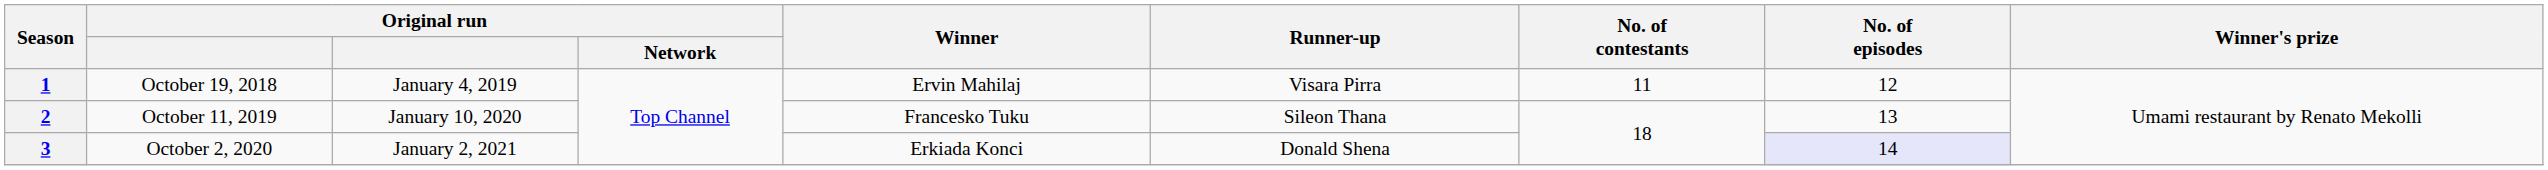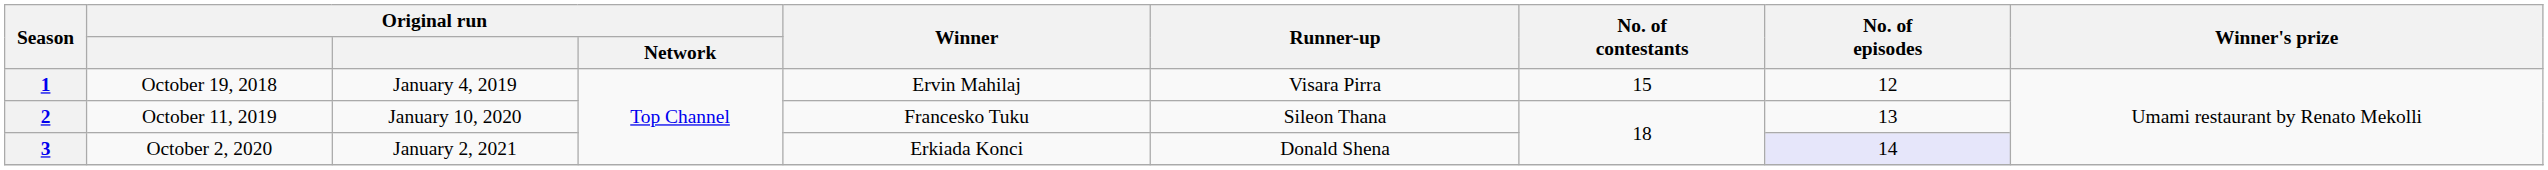(1642, 84) 11 -> (1642, 84) 15
